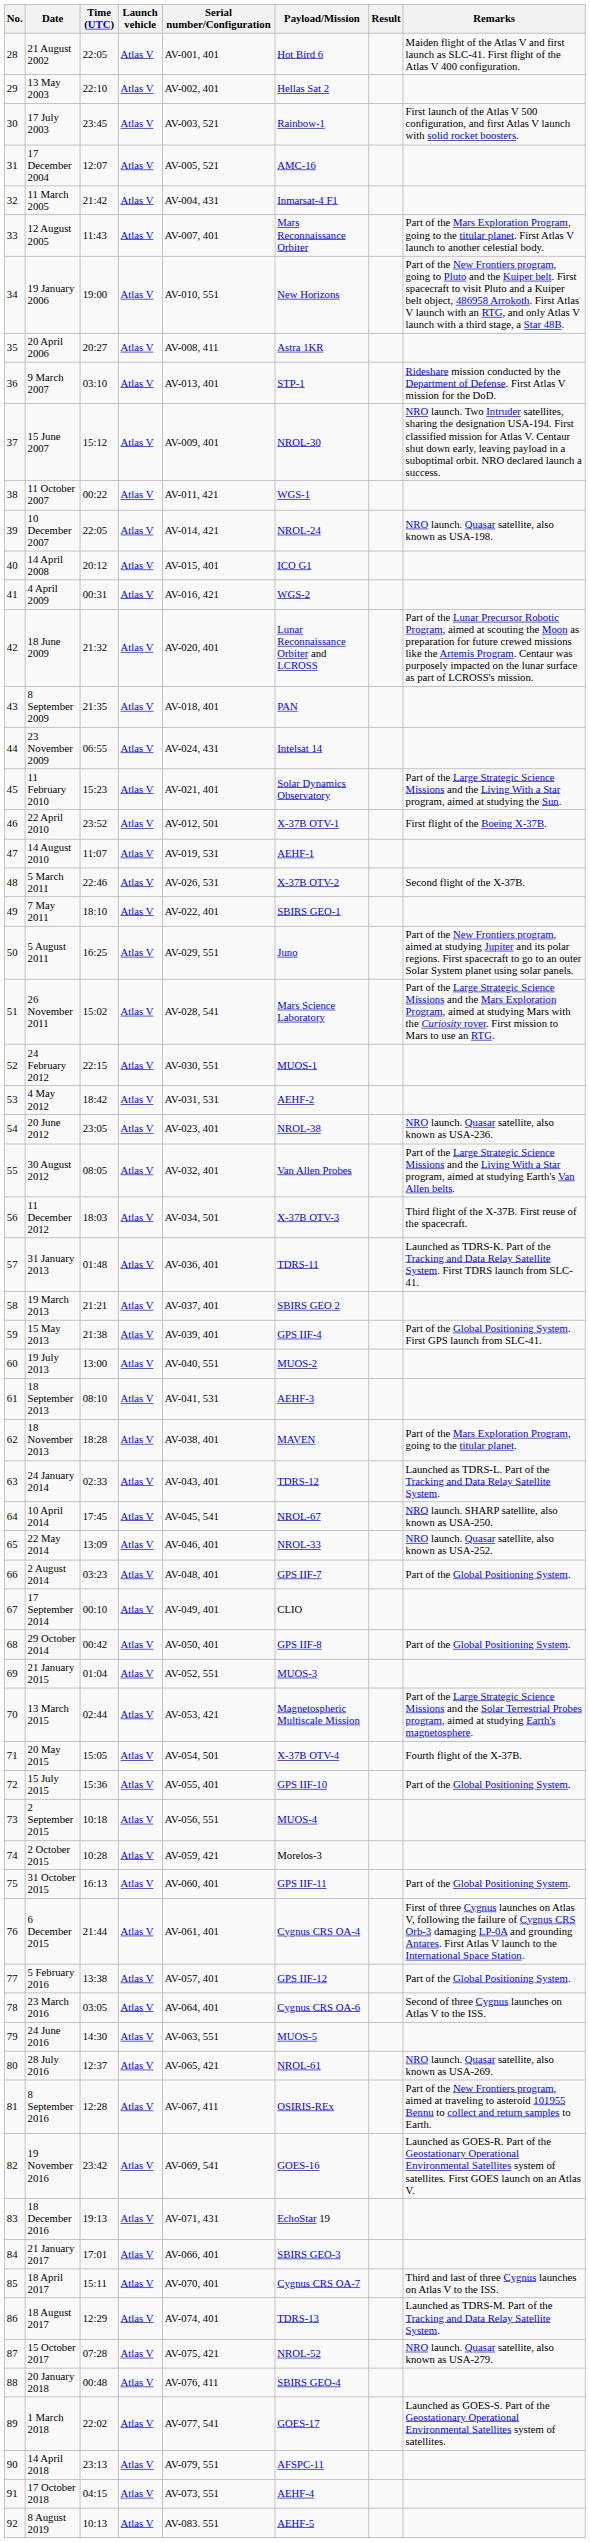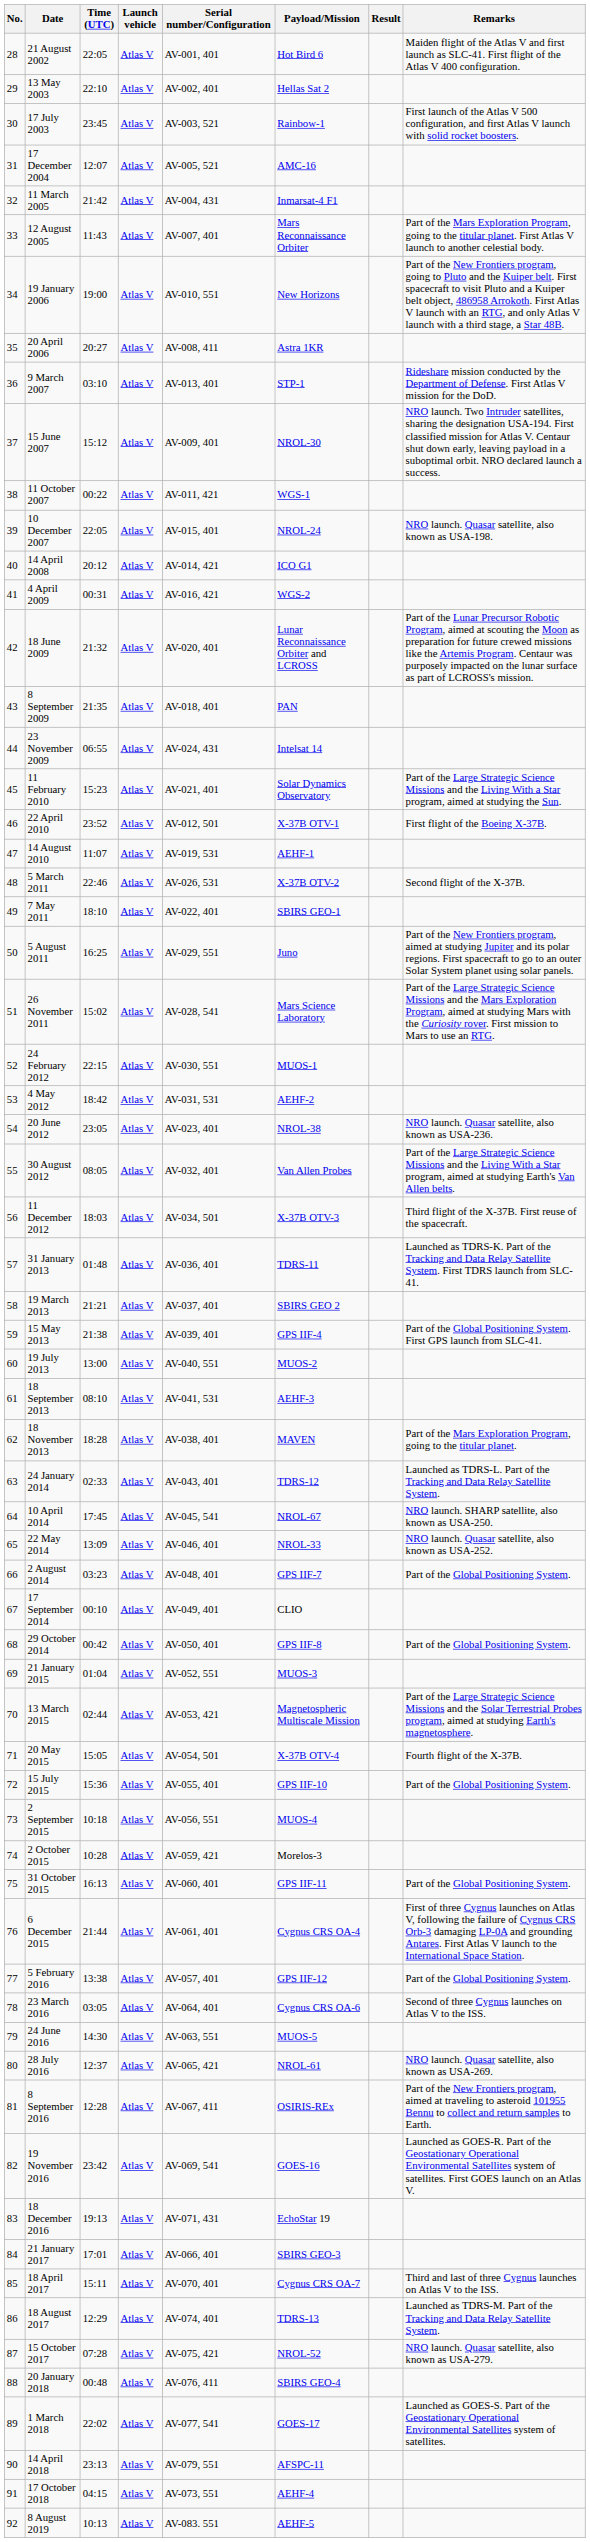(192, 530) AV-014, 421 -> (192, 530) AV-015, 401
(192, 565) AV-015, 401 -> (192, 565) AV-014, 421
